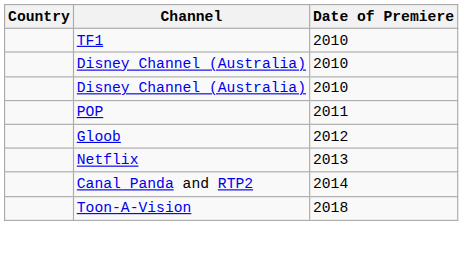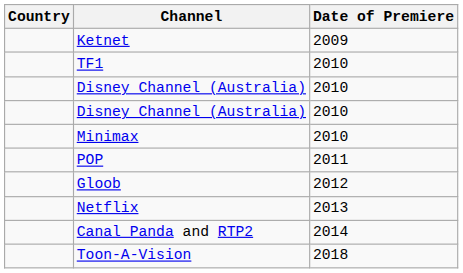+ row: (103, 40)
+ row: (108, 136)
